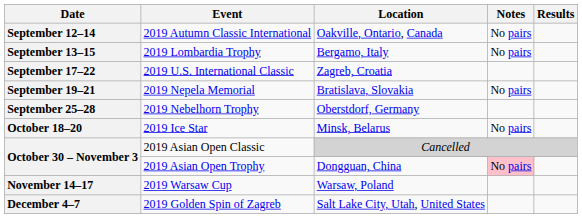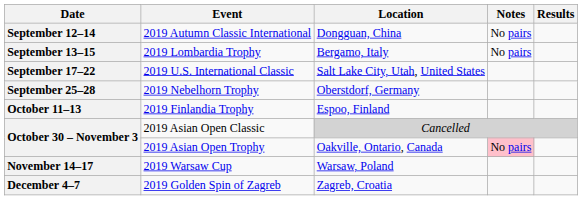(380, 33) Oakville, Ontario, Canada -> (359, 33) Dongguan, China
(354, 71) Zagreb, Croatia -> (401, 71) Salt Lake City, Utah, United States
- row: (51, 90)
+ row: (44, 109)
- row: (45, 128)
(359, 166) Dongguan, China -> (380, 147) Oakville, Ontario, Canada
(401, 204) Salt Lake City, Utah, United States -> (354, 185) Zagreb, Croatia
